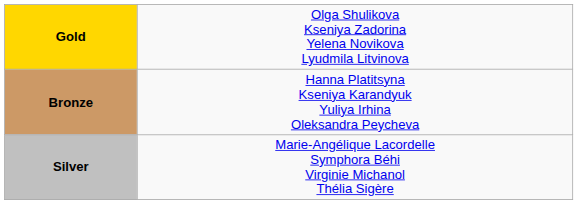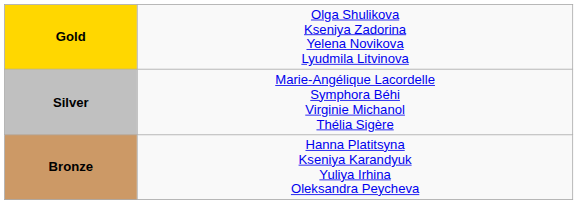rows swapped: (71, 167) <-> (71, 102)
